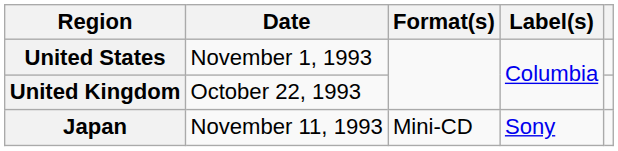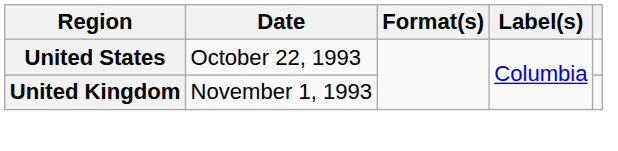(281, 57) November 1, 1993 -> (276, 57) October 22, 1993
(276, 92) October 22, 1993 -> (281, 92) November 1, 1993
- row: (95, 127)
